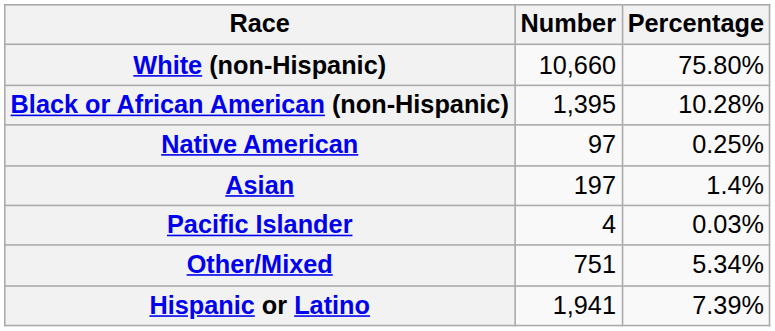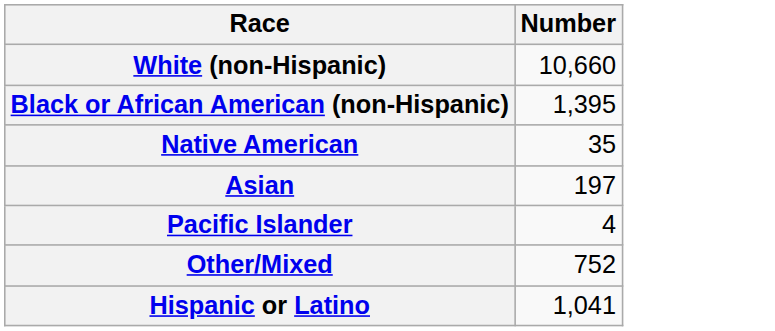- column: (696, 24)
(602, 144) 97 -> (602, 144) 35
(595, 265) 751 -> (595, 265) 752
(584, 305) 1,941 -> (584, 305) 1,041
